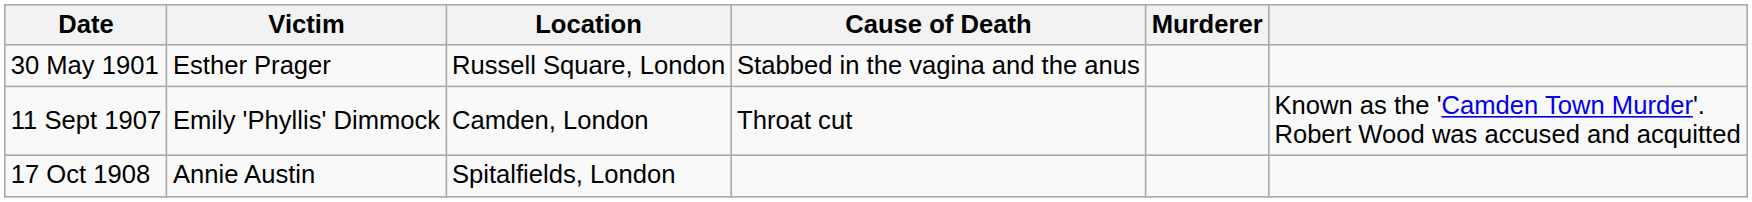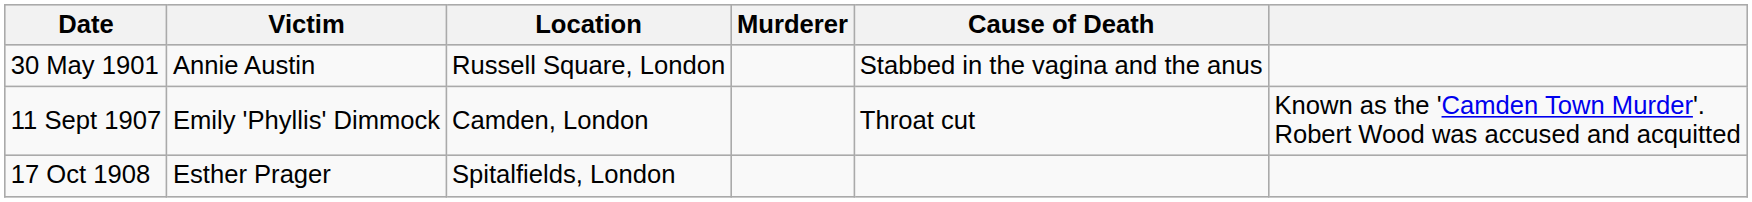columns swapped: (938, 24) <-> (1207, 24)
(252, 65) Esther Prager -> (244, 65) Annie Austin
(244, 175) Annie Austin -> (252, 175) Esther Prager
